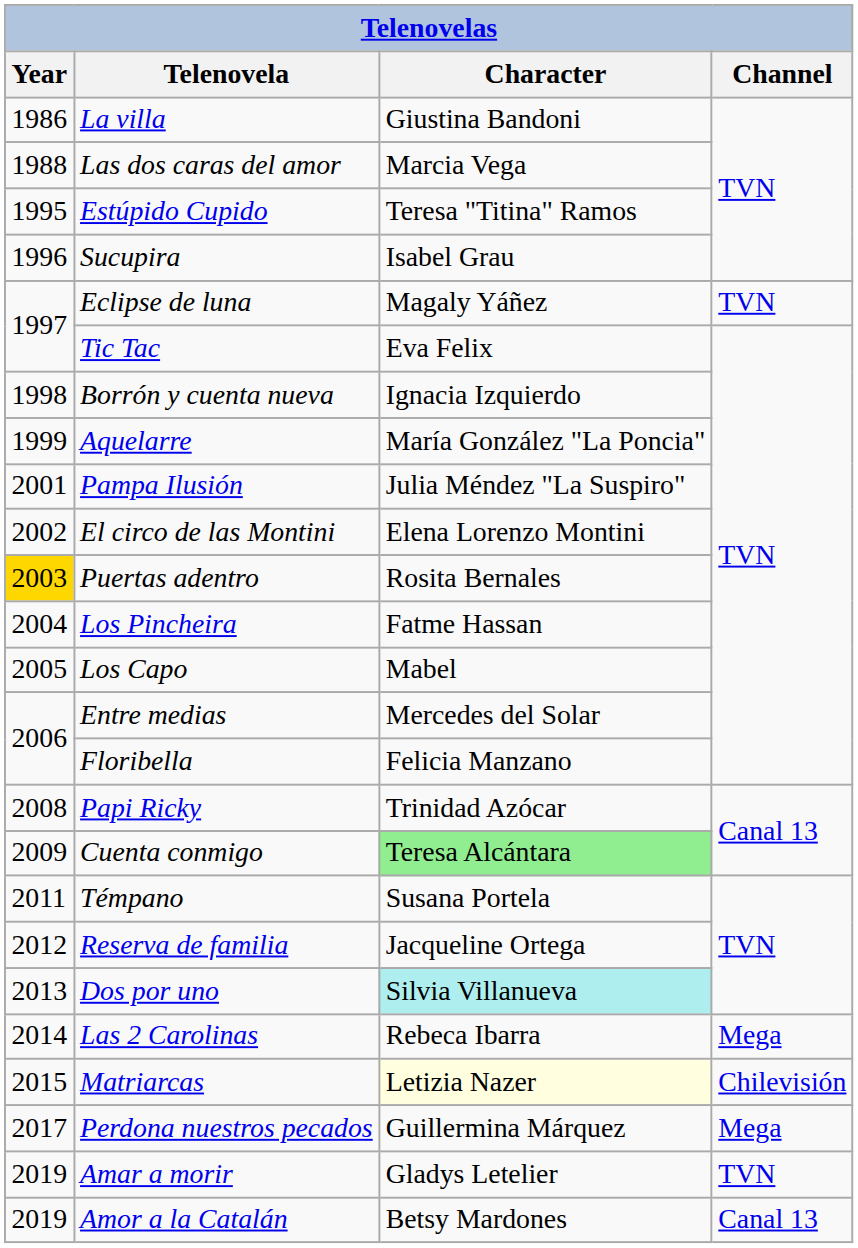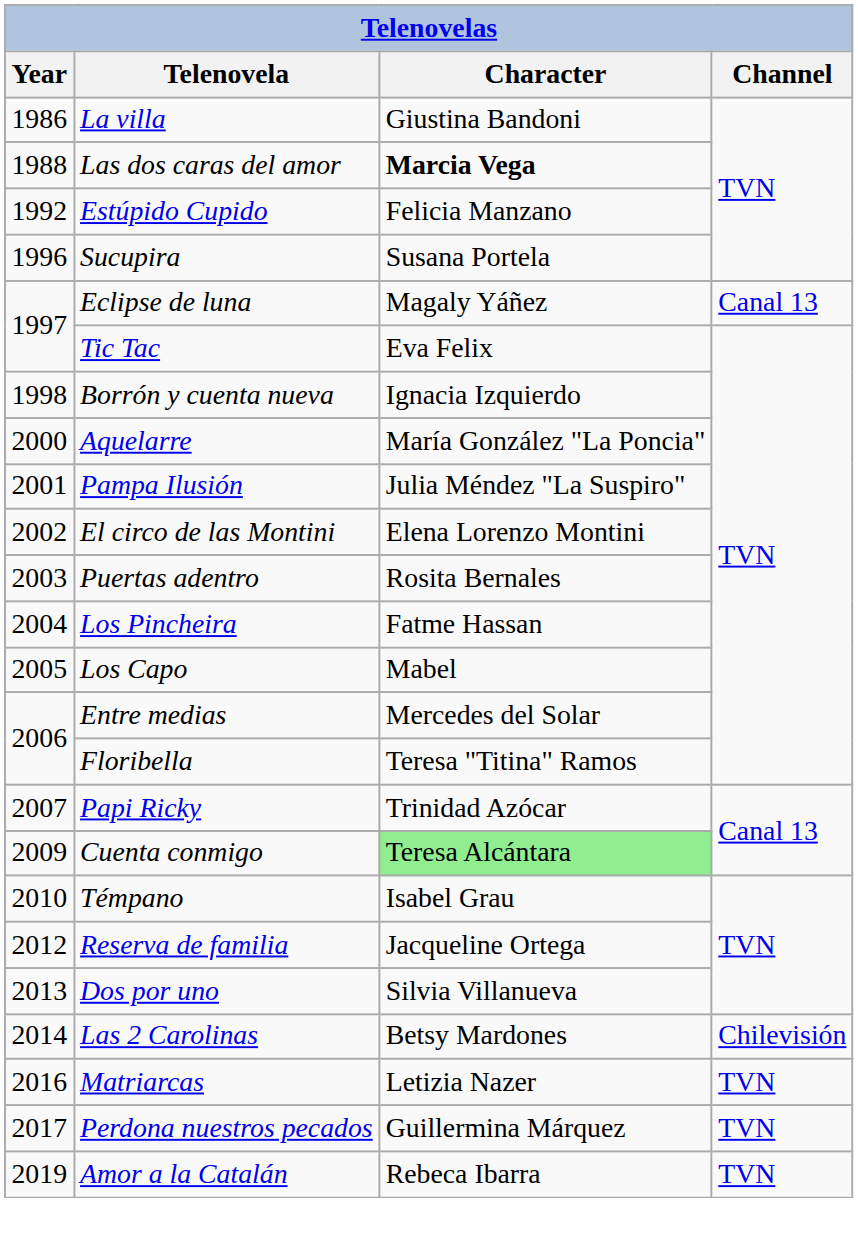(456, 165) normal -> (461, 165) bold
(39, 211) 1995 -> (39, 211) 1992
(511, 211) Teresa "Titina" Ramos -> (479, 211) Felicia Manzano
(450, 256) Isabel Grau -> (468, 256) Susana Portela
(747, 302) TVN -> (768, 302) Canal 13
(39, 440) 1999 -> (39, 440) 2000
(39, 577) gold background -> (39, 577) no background
(479, 761) Felicia Manzano -> (511, 761) Teresa "Titina" Ramos
(39, 807) 2008 -> (39, 807) 2007
(39, 898) 2011 -> (39, 898) 2010
(468, 898) Susana Portela -> (450, 898) Isabel Grau
(481, 990) paleturquoise background -> (481, 990) no background
(463, 1036) Rebeca Ibarra -> (476, 1036) Betsy Mardones
(750, 1036) Mega -> (782, 1036) Chilevisión
(39, 1082) 2015 -> (39, 1082) 2016
(461, 1082) lightyellow background -> (461, 1082) no background
(782, 1082) Chilevisión -> (747, 1082) TVN
(750, 1127) Mega -> (747, 1127) TVN
- row: (156, 1173)
(476, 1219) Betsy Mardones -> (463, 1173) Rebeca Ibarra
(768, 1219) Canal 13 -> (747, 1173) TVN
